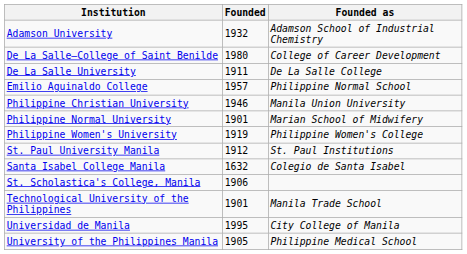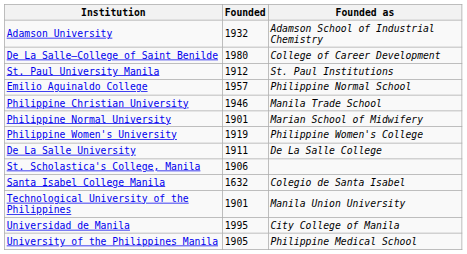rows swapped: (71, 71) <-> (83, 151)
(338, 103) Manila Union University -> (326, 103) Manila Trade School
rows swapped: (86, 167) <-> (104, 182)
(326, 204) Manila Trade School -> (338, 204) Manila Union University
